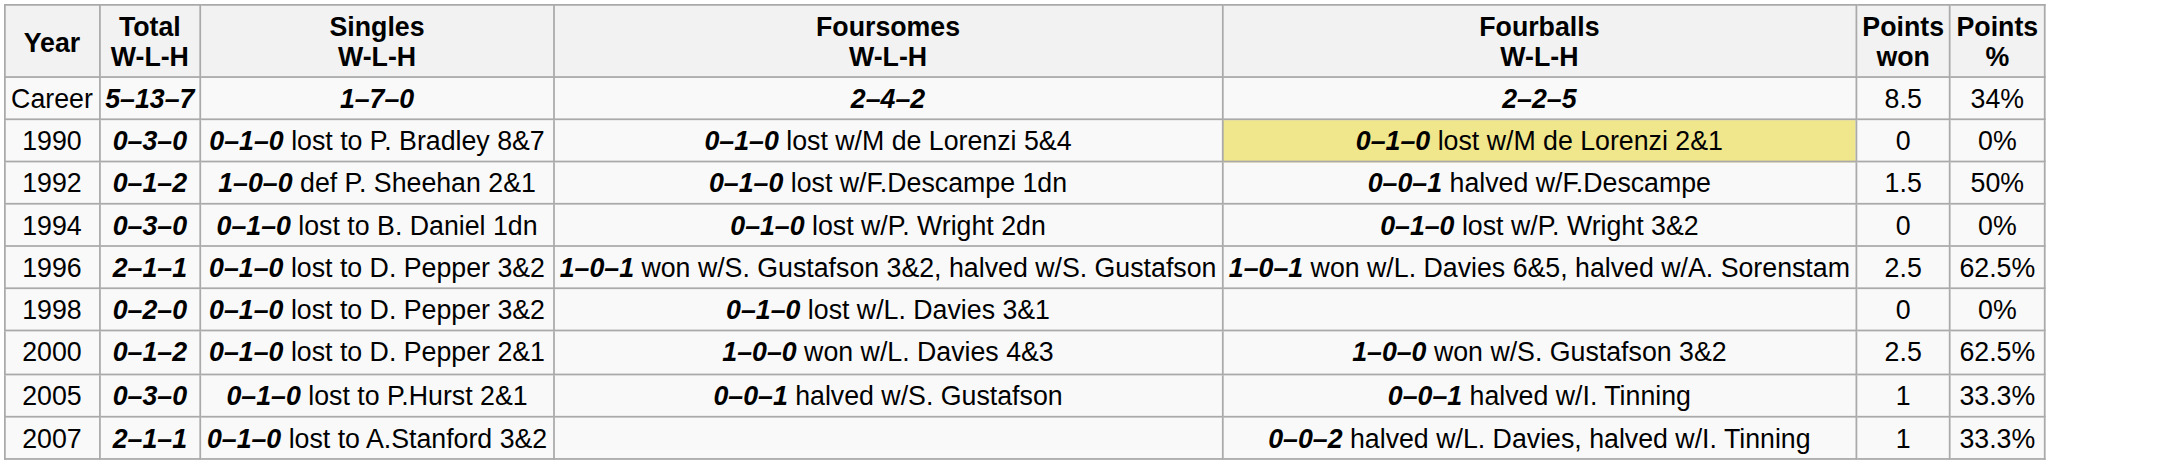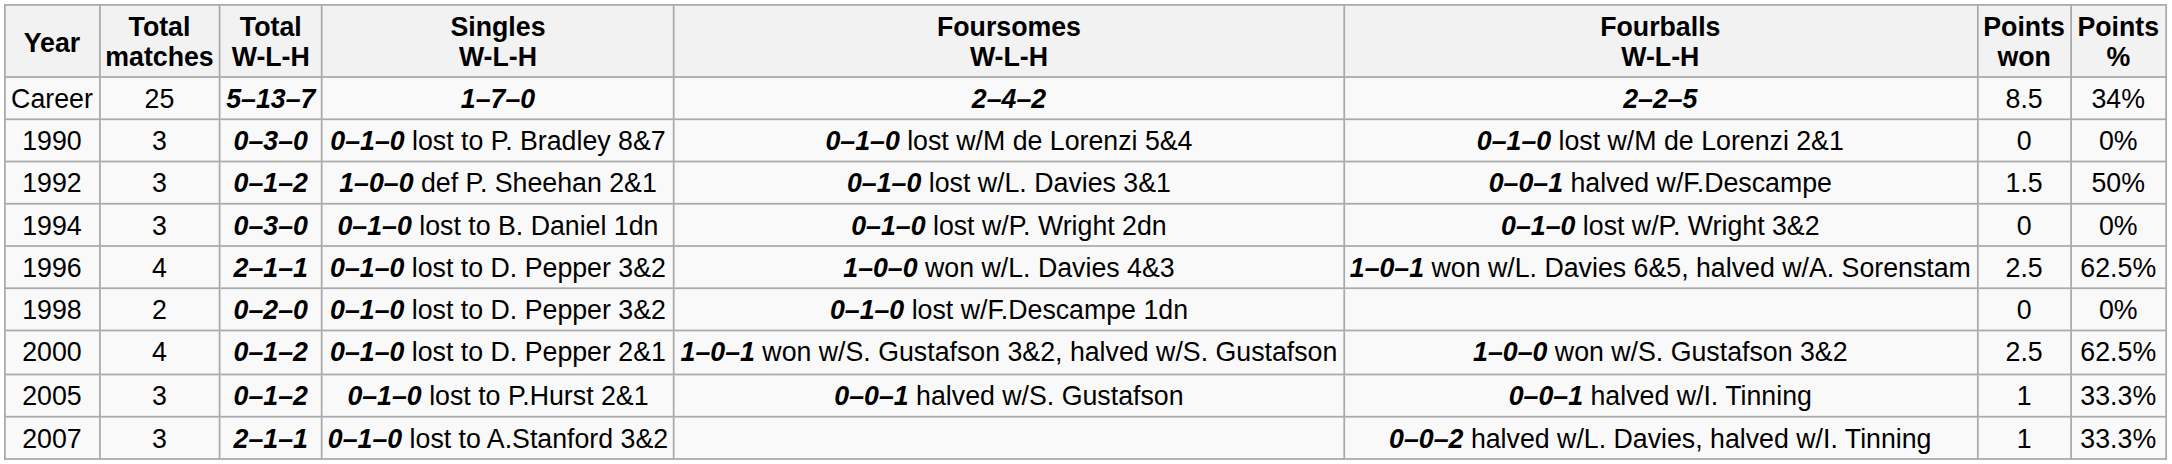+ column: (159, 41)
(1539, 141) khaki background -> (1660, 141) no background
(888, 183) 0–1–0 lost w/F.Descampe 1dn -> (1009, 183) 0–1–0 lost w/L. Davies 3&1
(888, 268) 1–0–1 won w/S. Gustafson 3&2, halved w/S. Gustafson -> (1009, 268) 1–0–0 won w/L. Davies 4&3
(888, 310) 0–1–0 lost w/L. Davies 3&1 -> (1009, 310) 0–1–0 lost w/F.Descampe 1dn
(888, 353) 1–0–0 won w/L. Davies 4&3 -> (1009, 353) 1–0–1 won w/S. Gustafson 3&2, halved w/S. Gustafson
(150, 395) 0–3–0 -> (271, 395) 0–1–2
